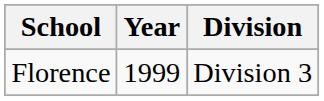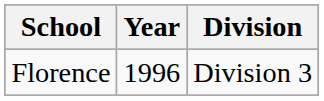(152, 71) 1999 -> (152, 71) 1996
